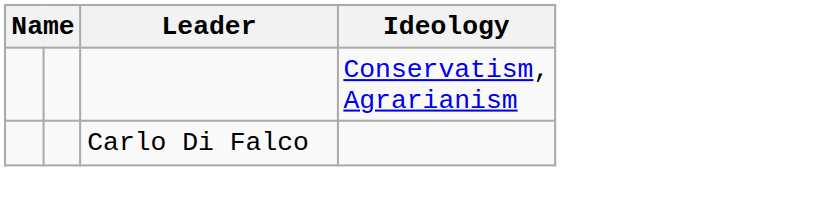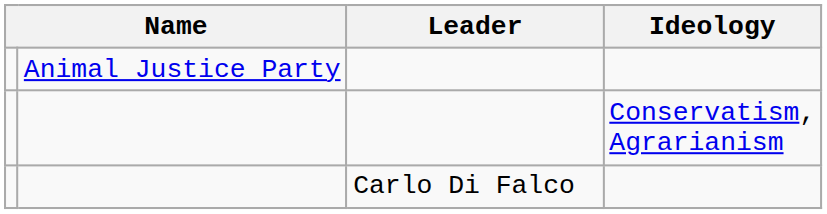+ row: (182, 70)
